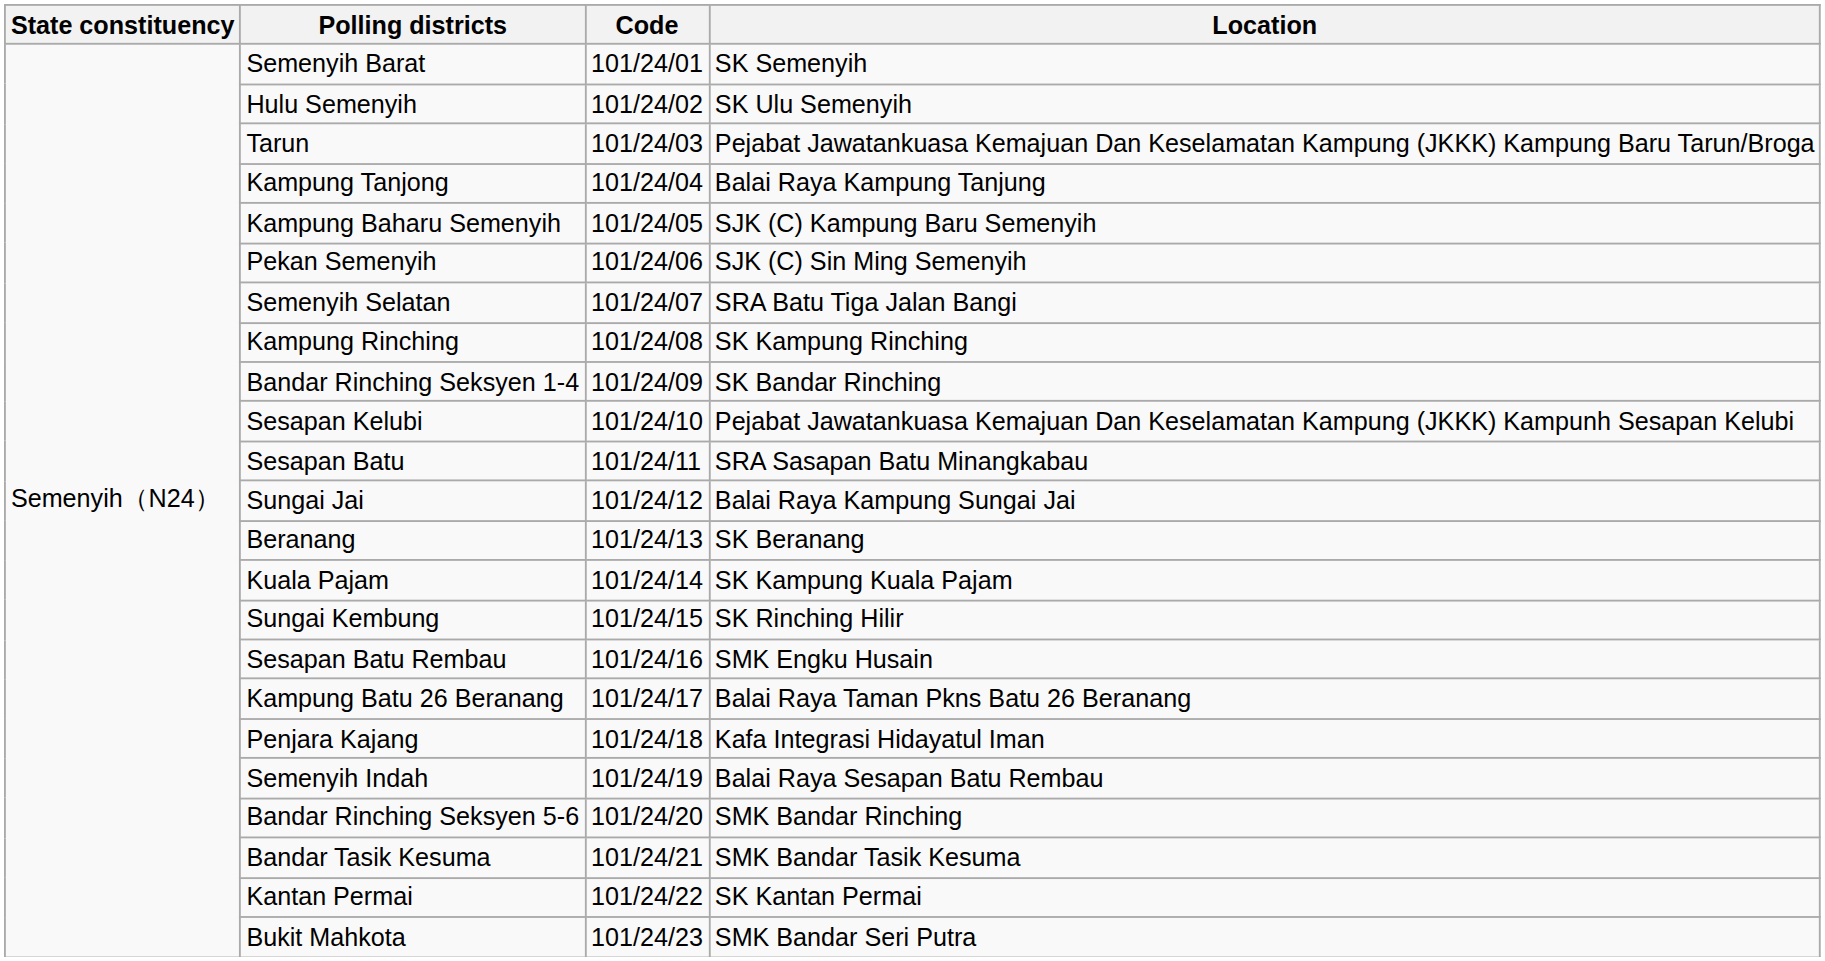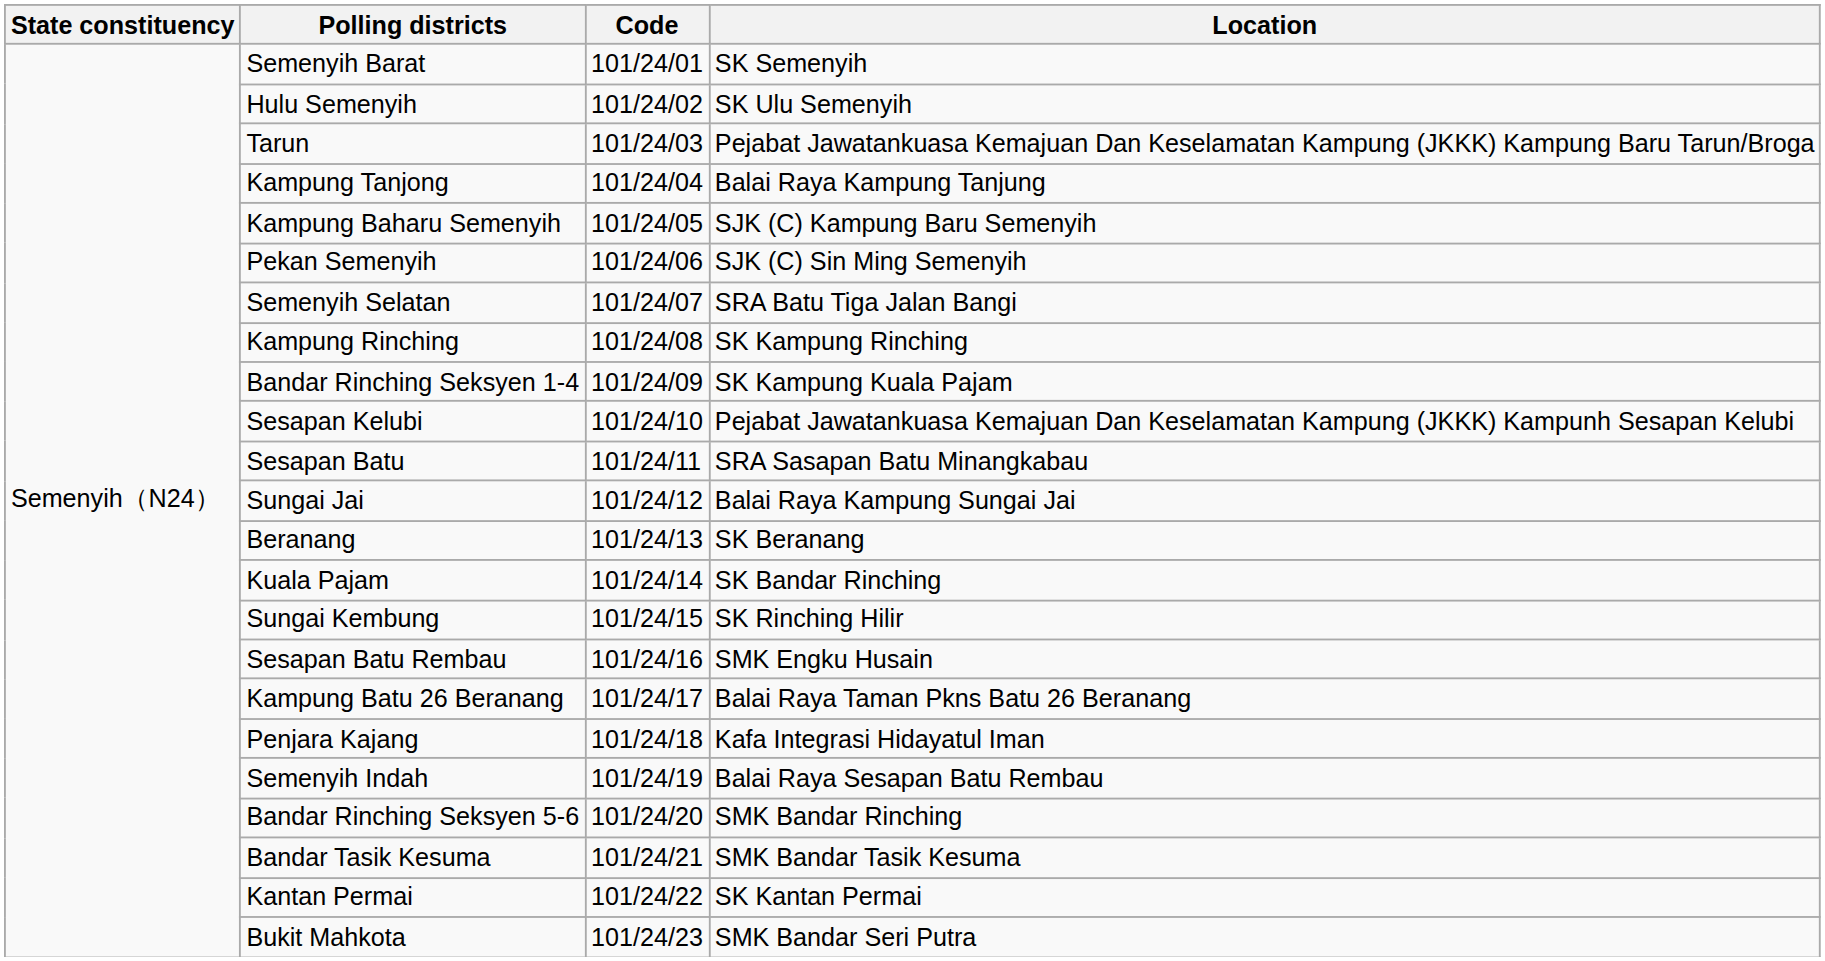(828, 381) SK Bandar Rinching -> (864, 381) SK Kampung Kuala Pajam
(864, 580) SK Kampung Kuala Pajam -> (828, 580) SK Bandar Rinching
